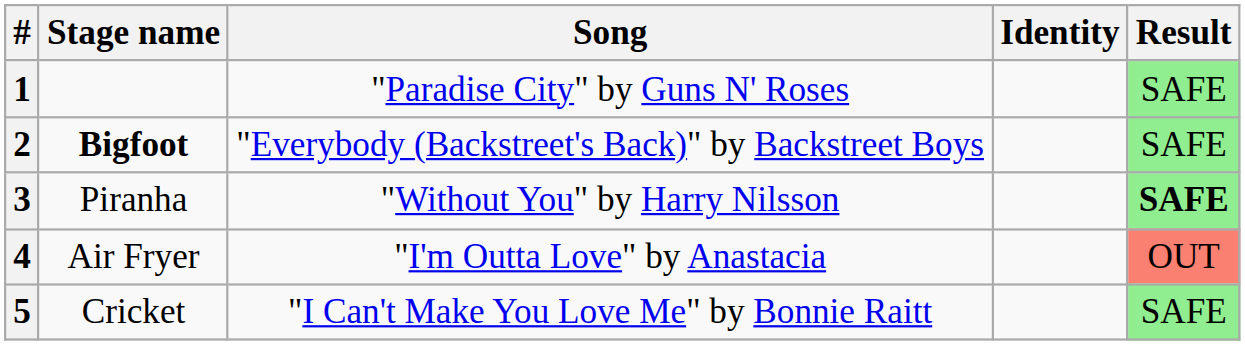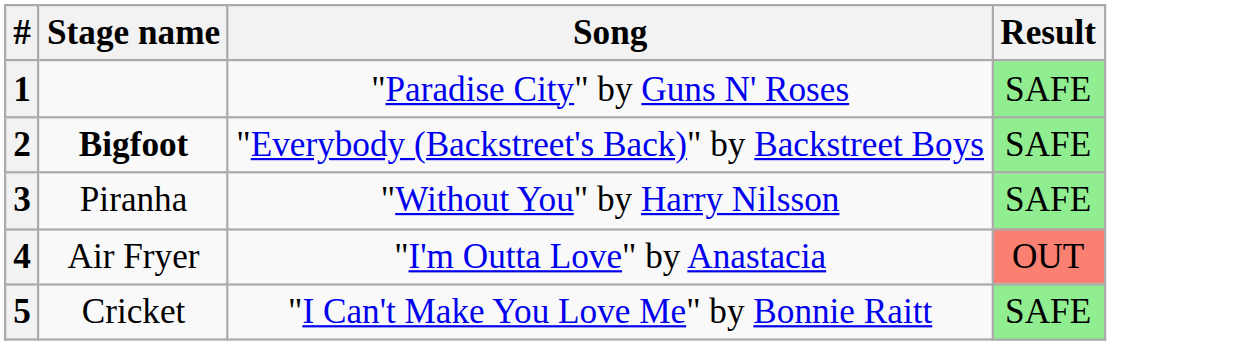- column: (1060, 32)
(1184, 199) bold -> (1048, 199) normal
